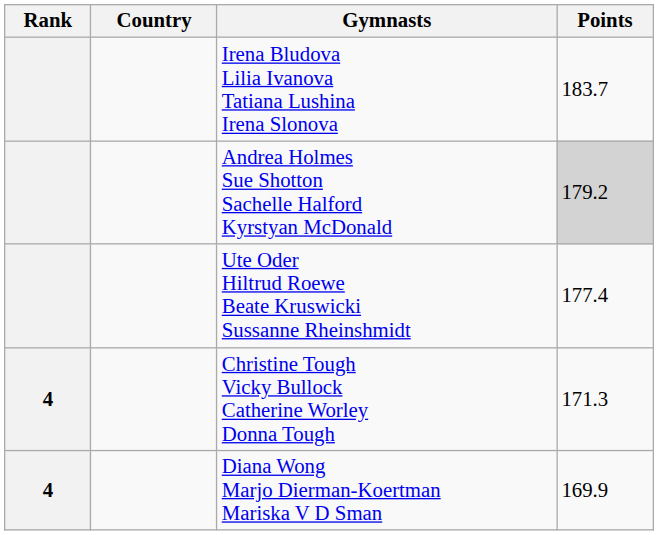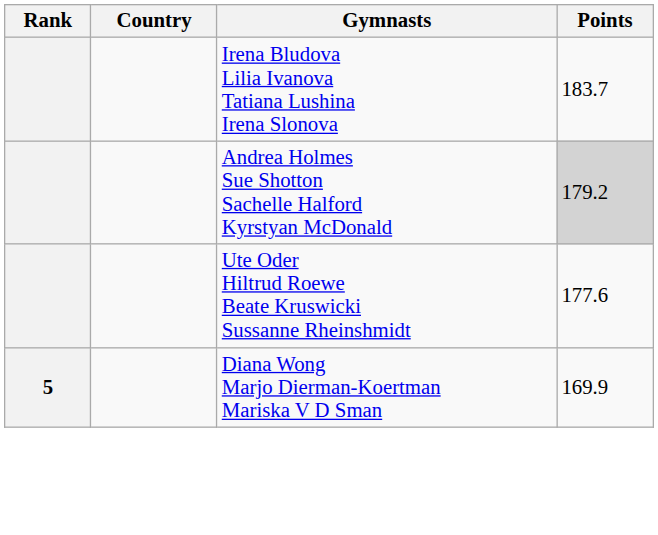(585, 295) 177.4 -> (585, 295) 177.6
- row: (295, 398)
(48, 490) 4 -> (48, 386) 5
